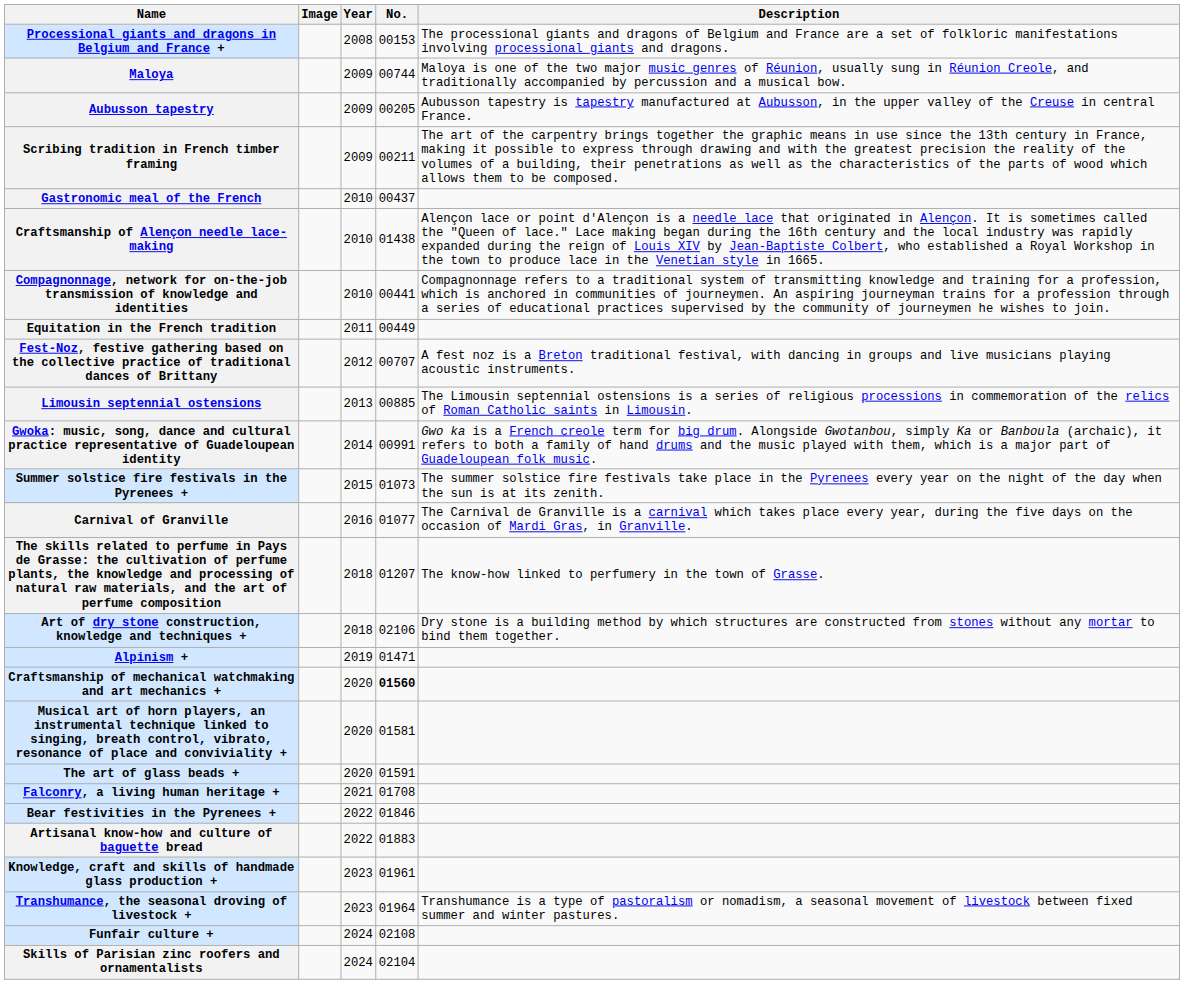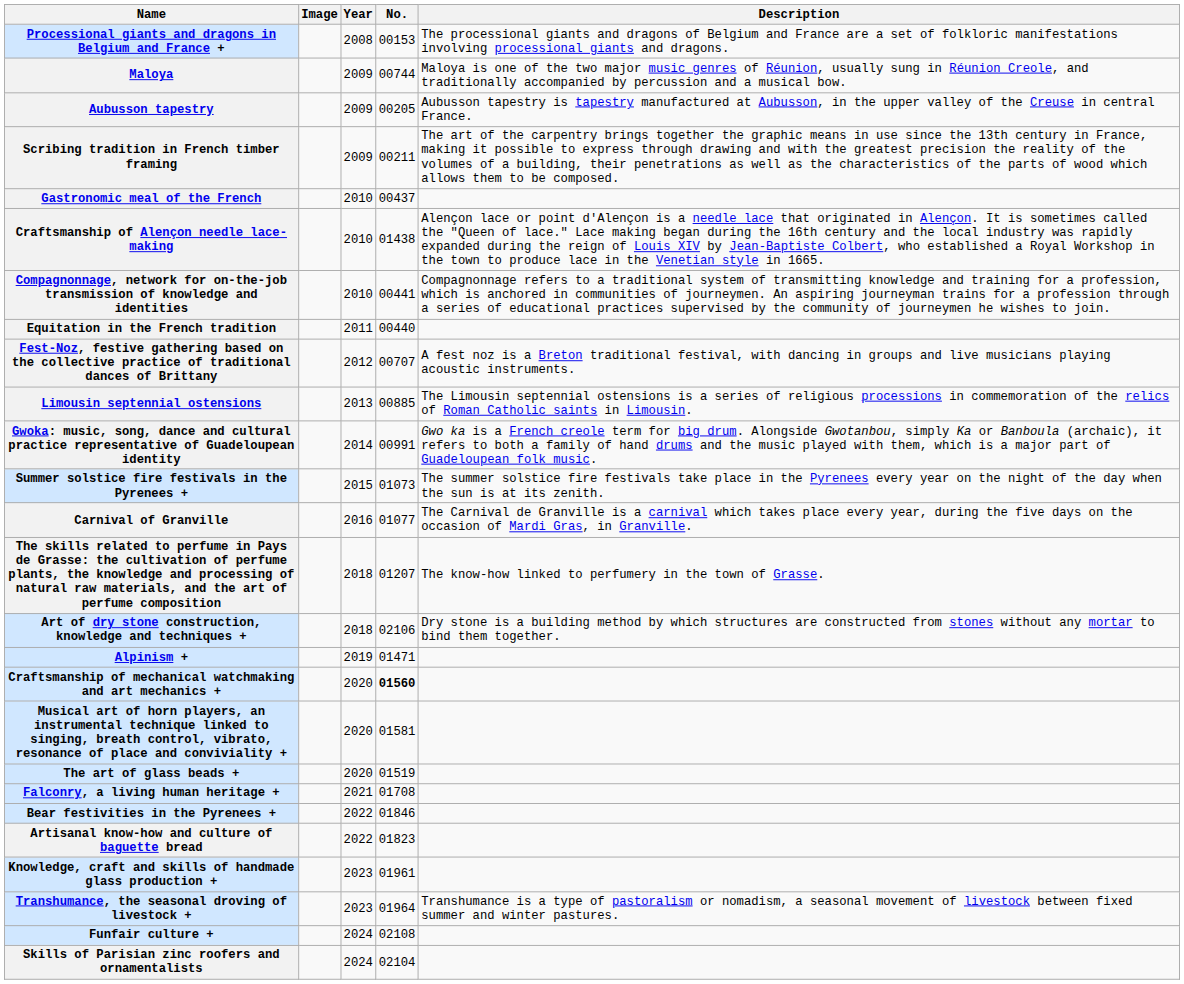(397, 329) 00449 -> (397, 329) 00440
(397, 774) 01591 -> (397, 774) 01519
(397, 840) 01883 -> (397, 840) 01823
